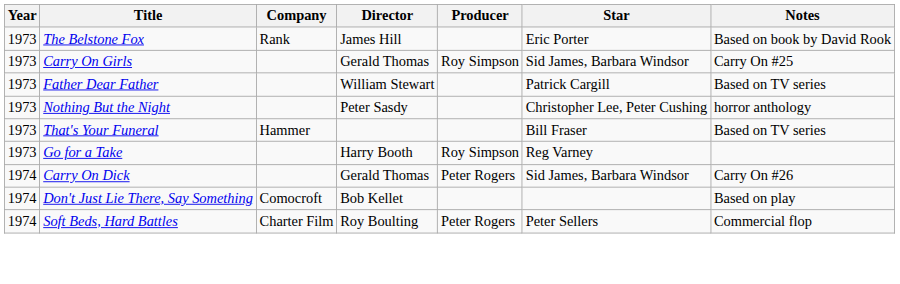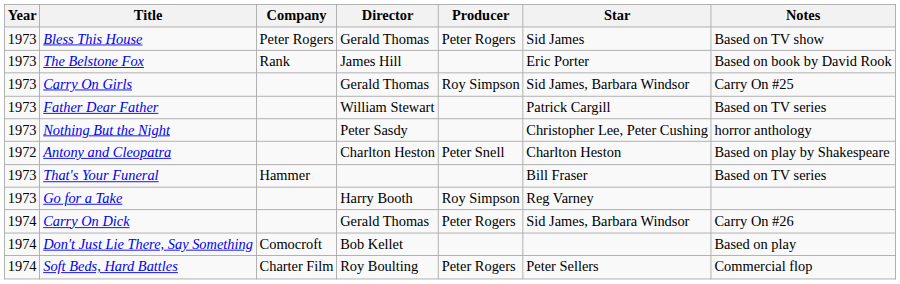+ row: (93, 38)
+ row: (107, 152)
